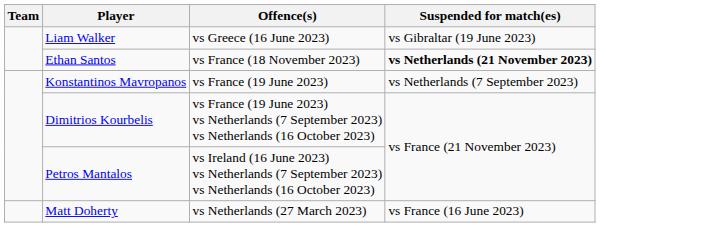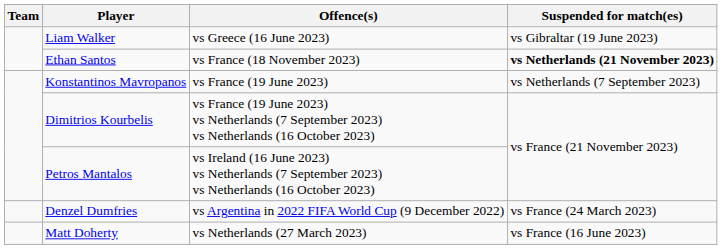+ row: (91, 211)
